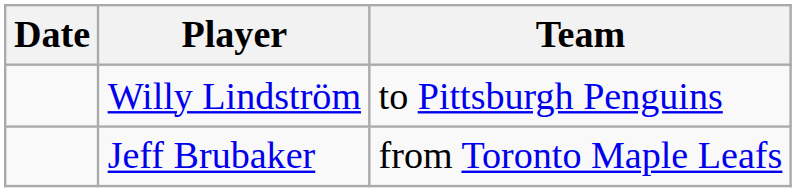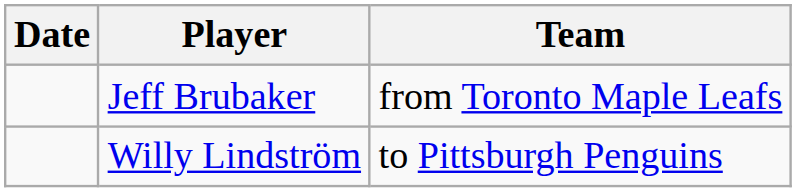rows swapped: (234, 95) <-> (211, 155)
